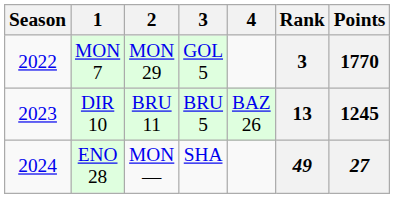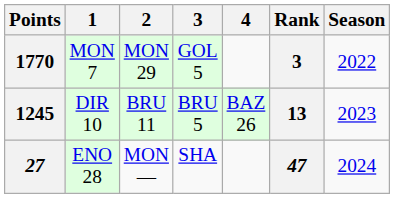columns swapped: (38, 19) <-> (360, 19)
(302, 166) 49 -> (297, 166) 47
